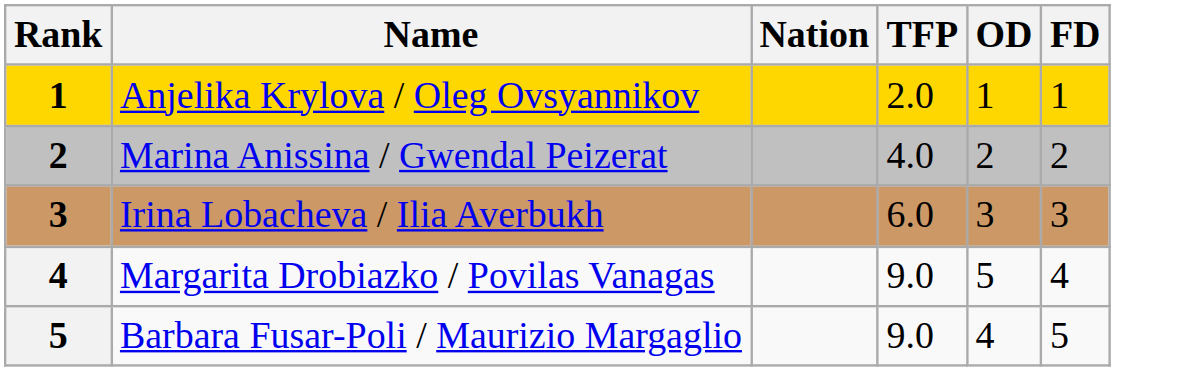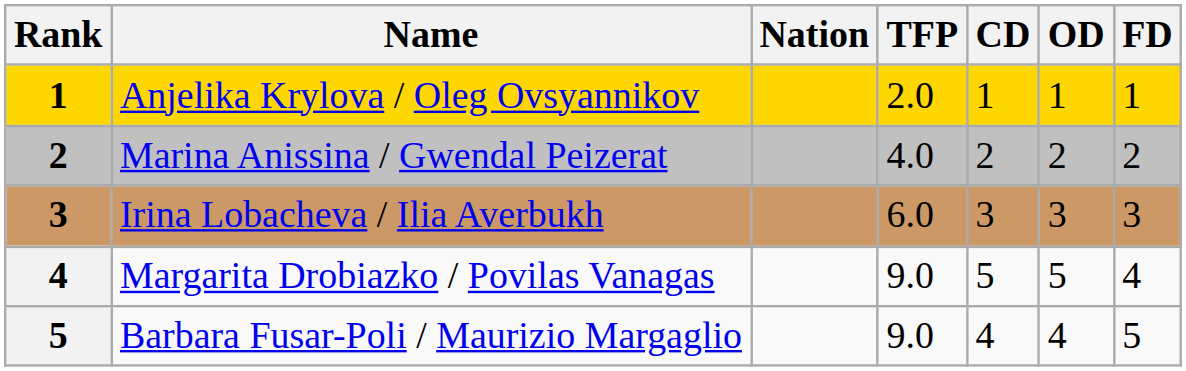+ column: (1003, 34)
